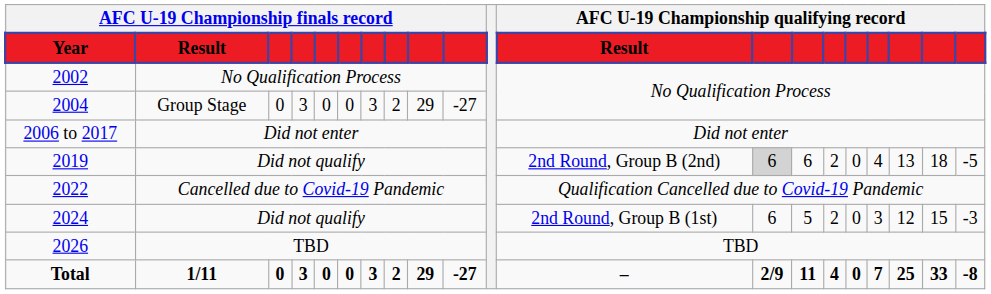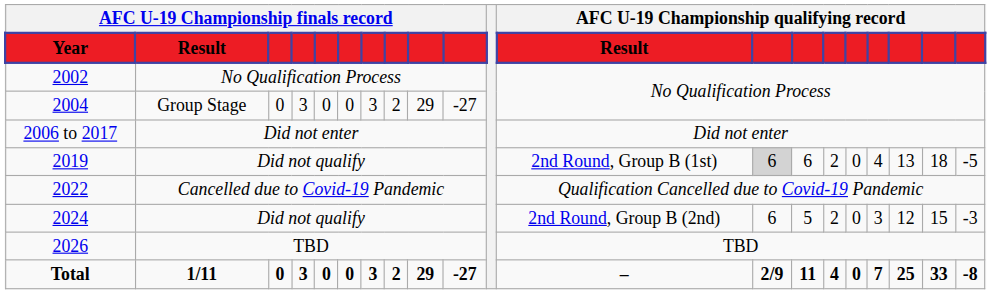(624, 161) 2nd Round, Group B (2nd) -> (624, 161) 2nd Round, Group B (1st)
(624, 217) 2nd Round, Group B (1st) -> (624, 217) 2nd Round, Group B (2nd)
